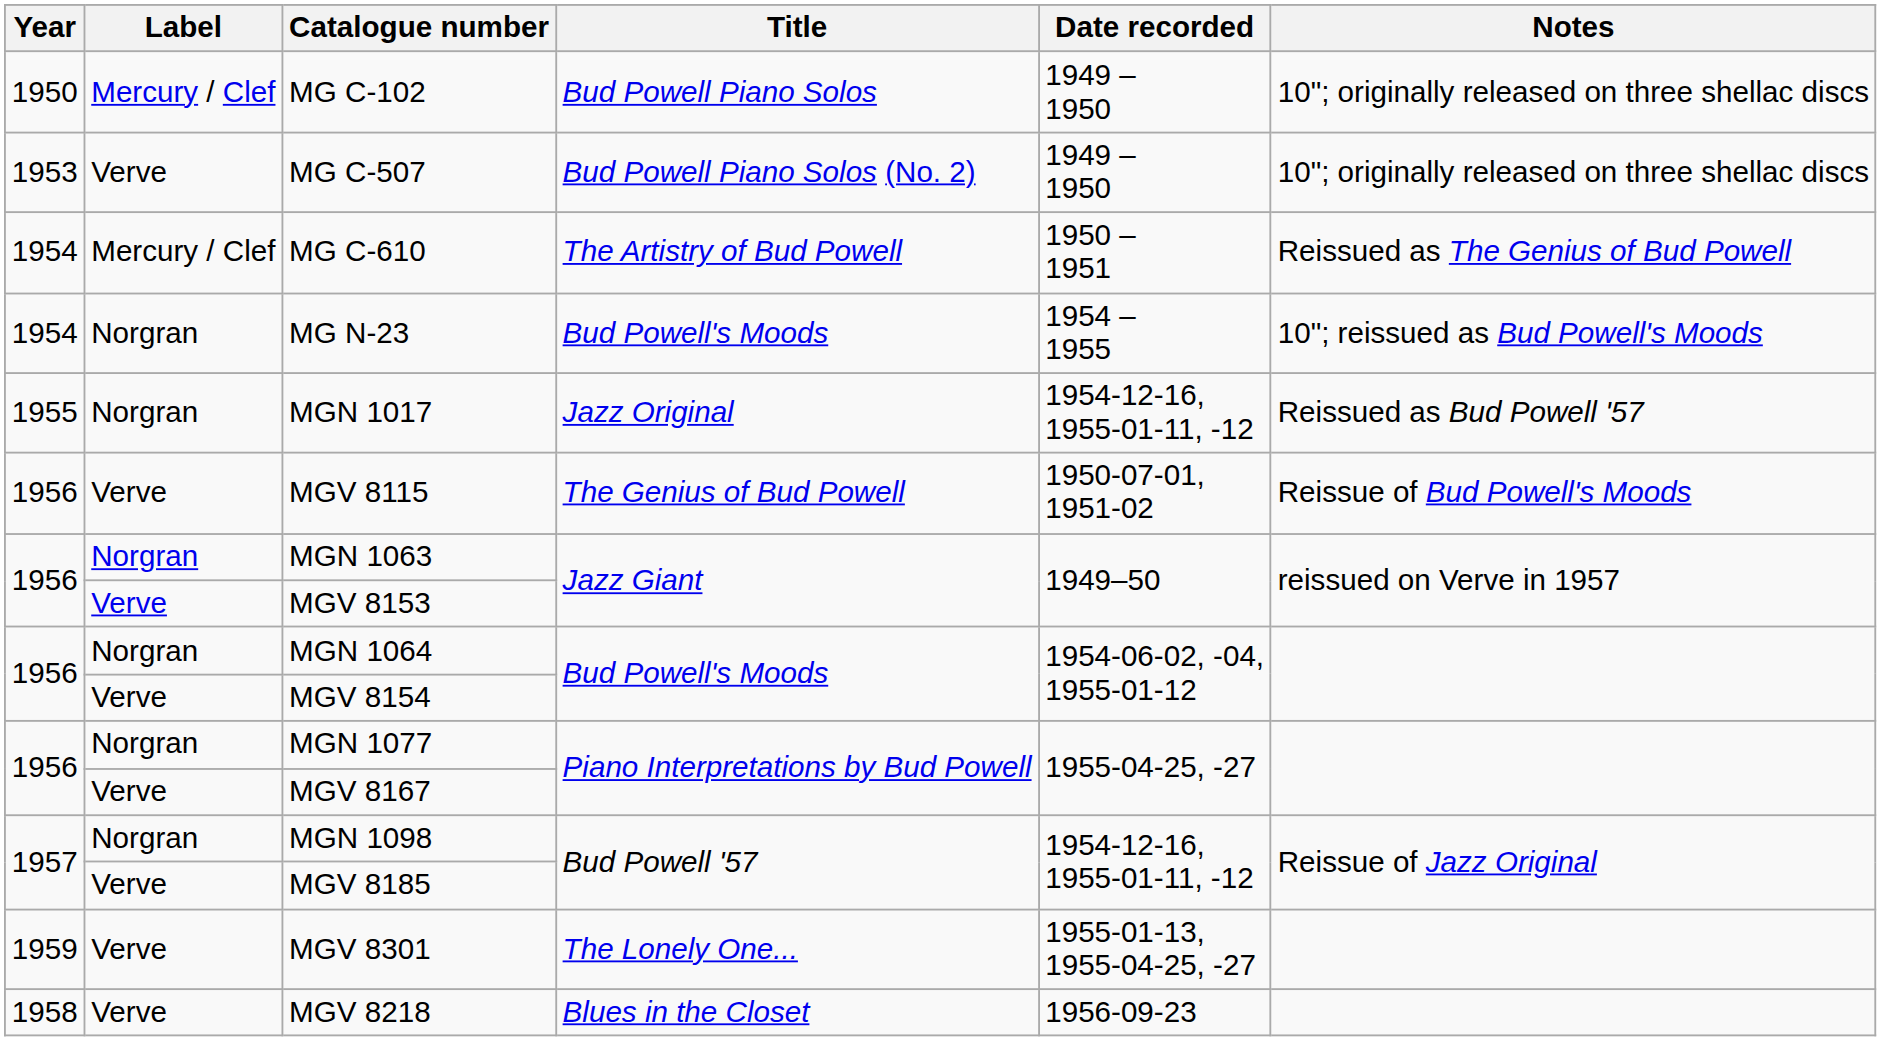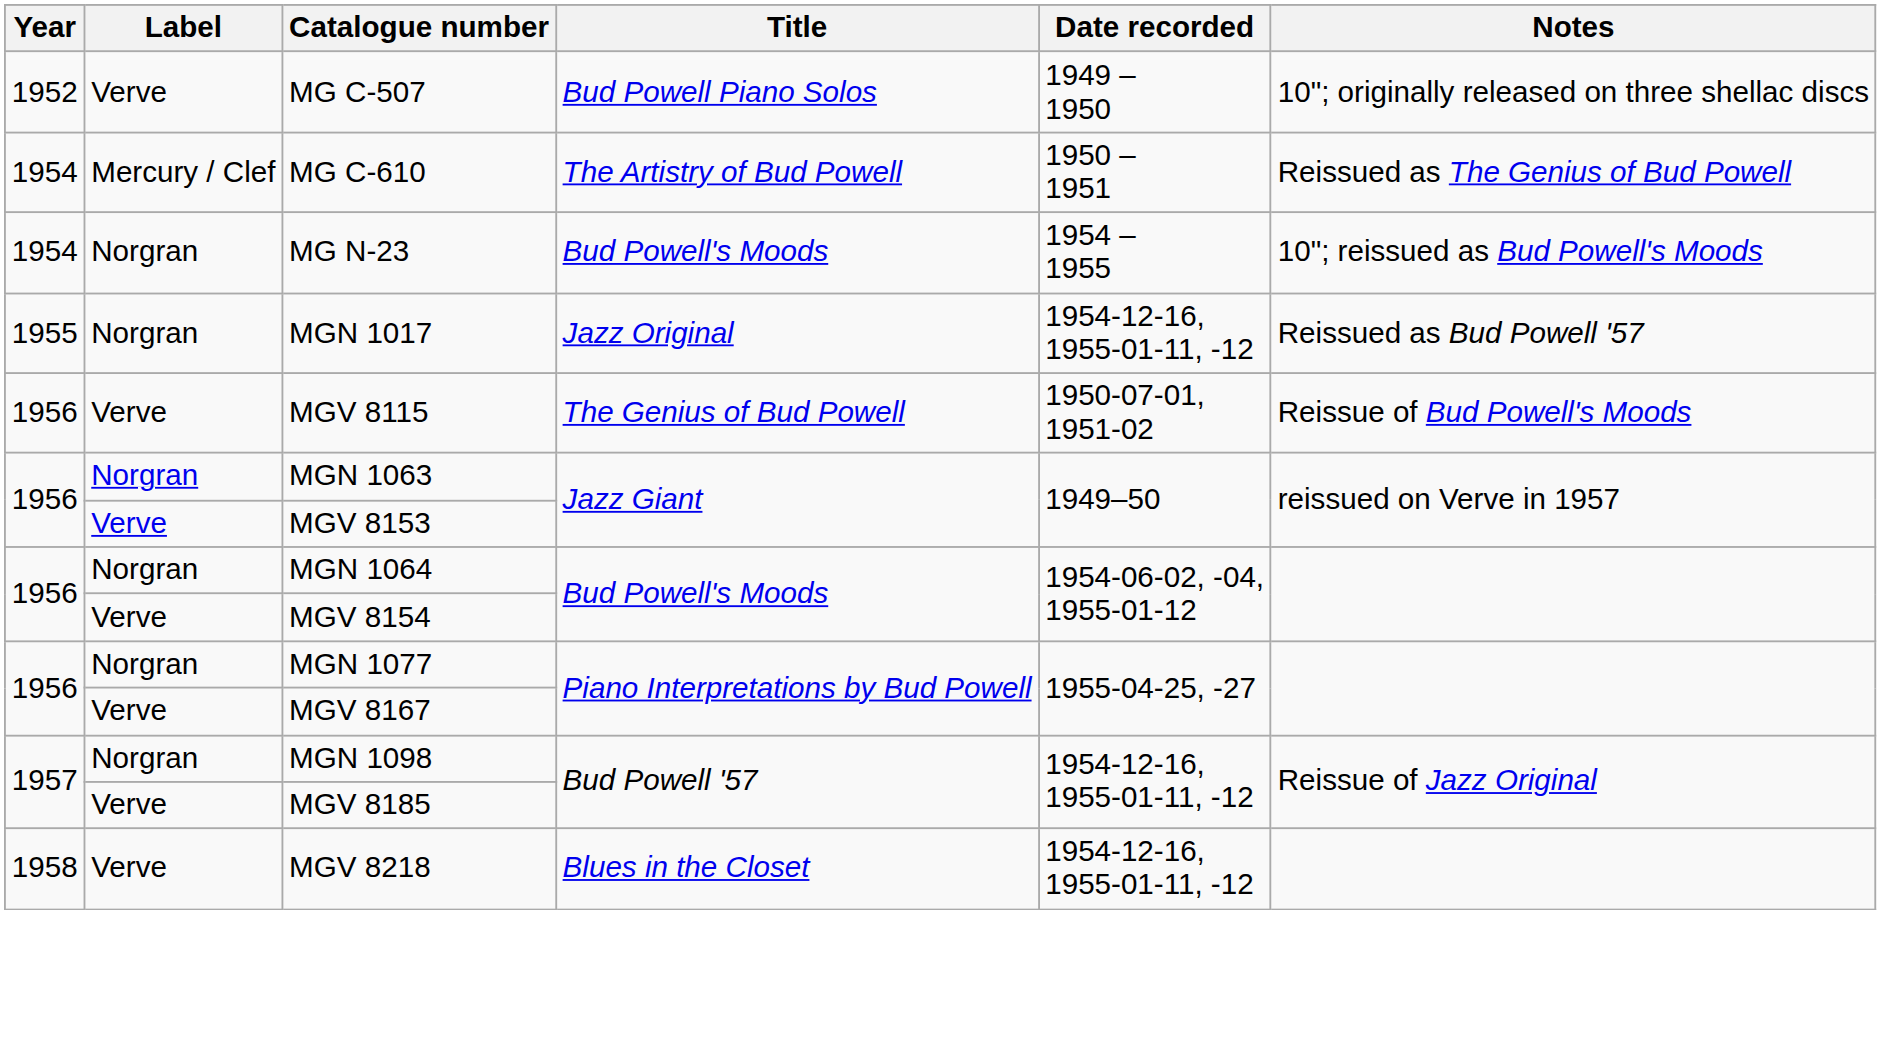- row: (357, 91)
(45, 171) 1953 -> (45, 91) 1952
(769, 171) Bud Powell Piano Solos (No. 2) -> (720, 91) Bud Powell Piano Solos
- row: (360, 948)
(1121, 1012) 1956-09-23 -> (1149, 868) 1954-12-16, 1955-01-11, -12
